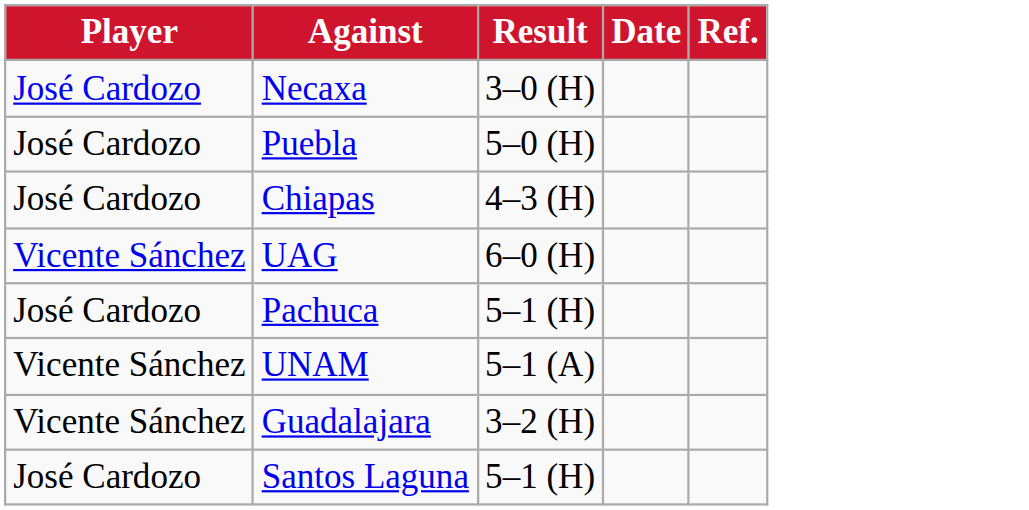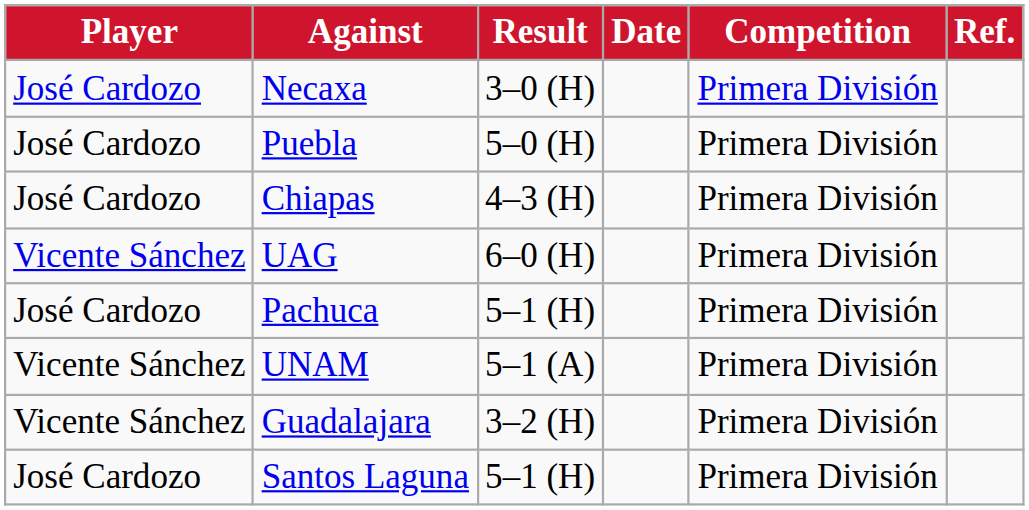+ column: (818, 32)
